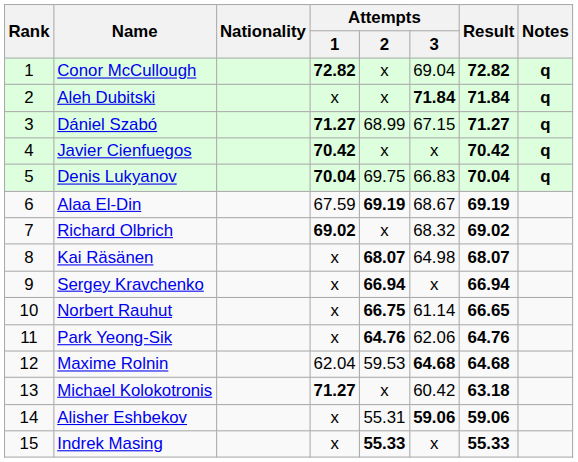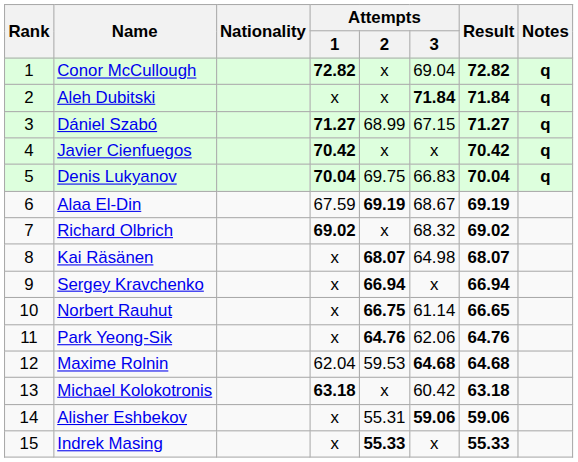(335, 390) 71.27 -> (335, 390) 63.18
